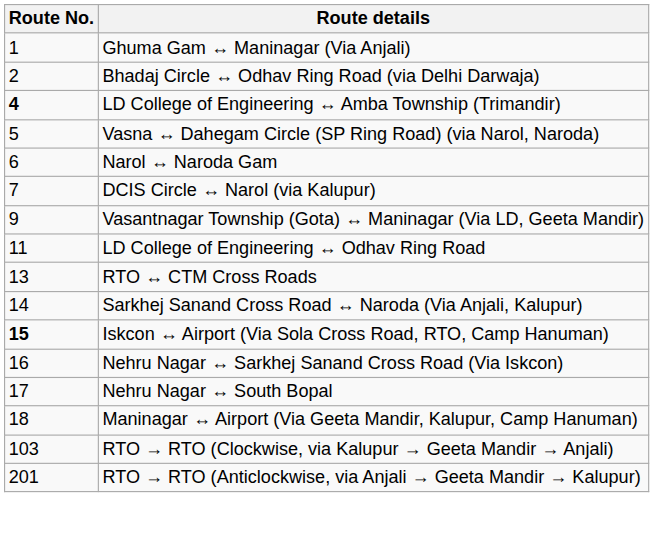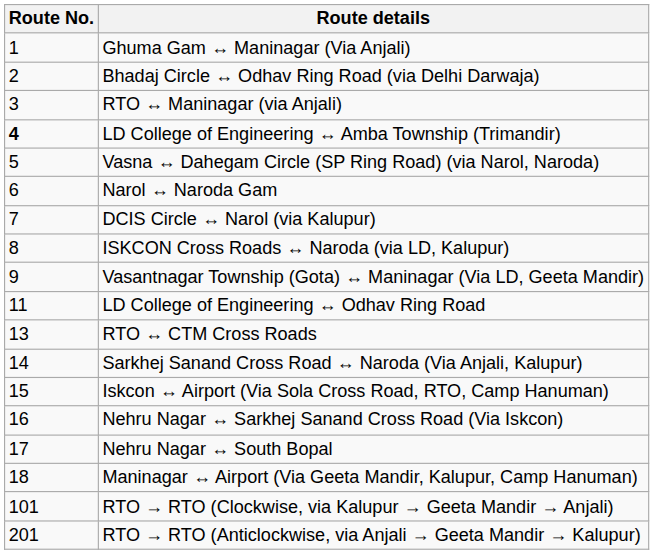+ row: (222, 104)
+ row: (306, 248)
(19, 334) bold -> (19, 391) normal
(24, 448) 103 -> (24, 506) 101
